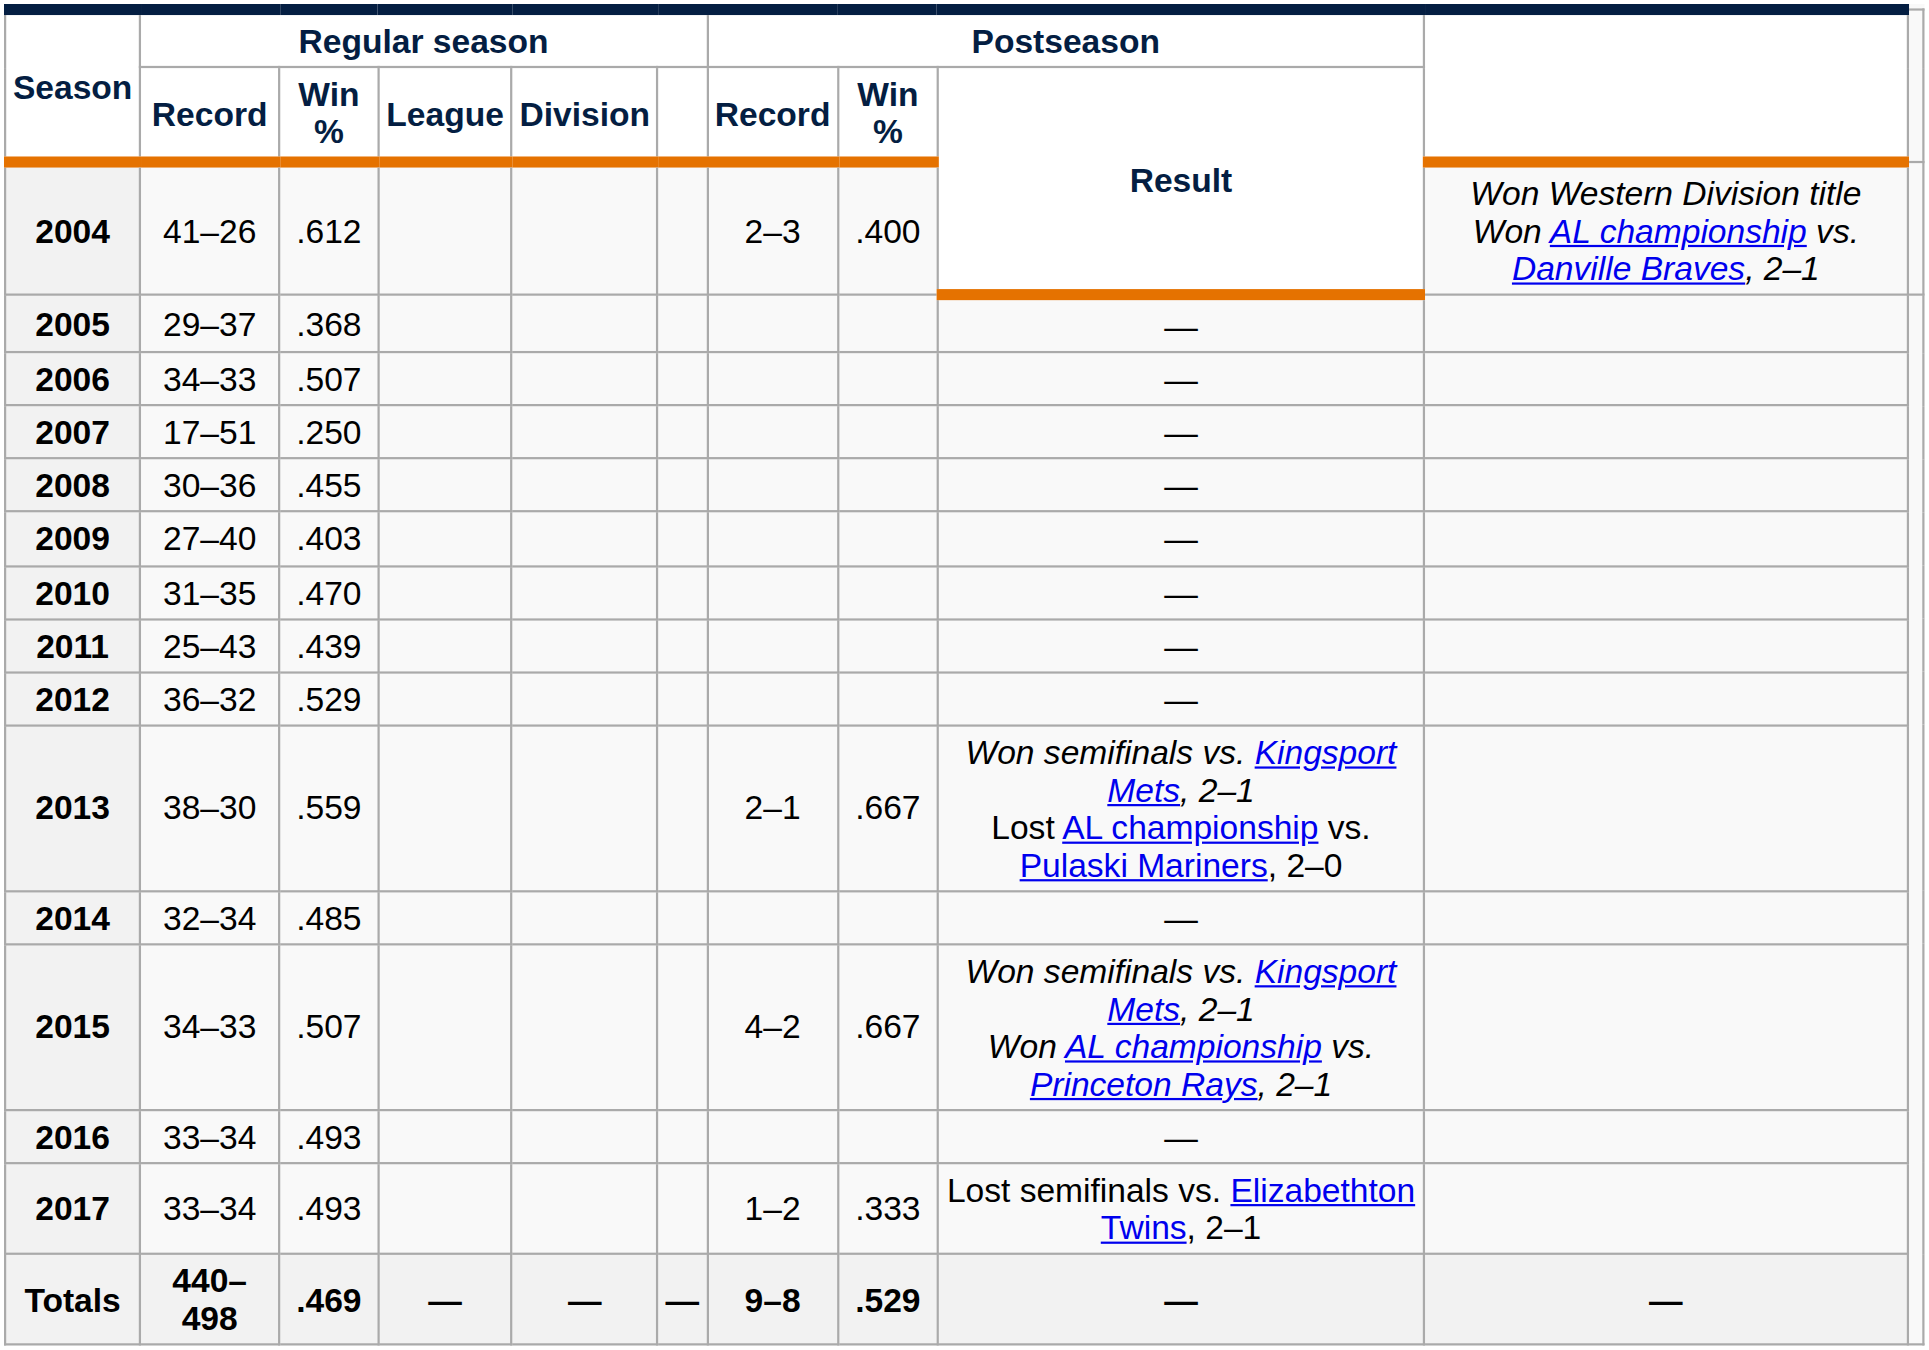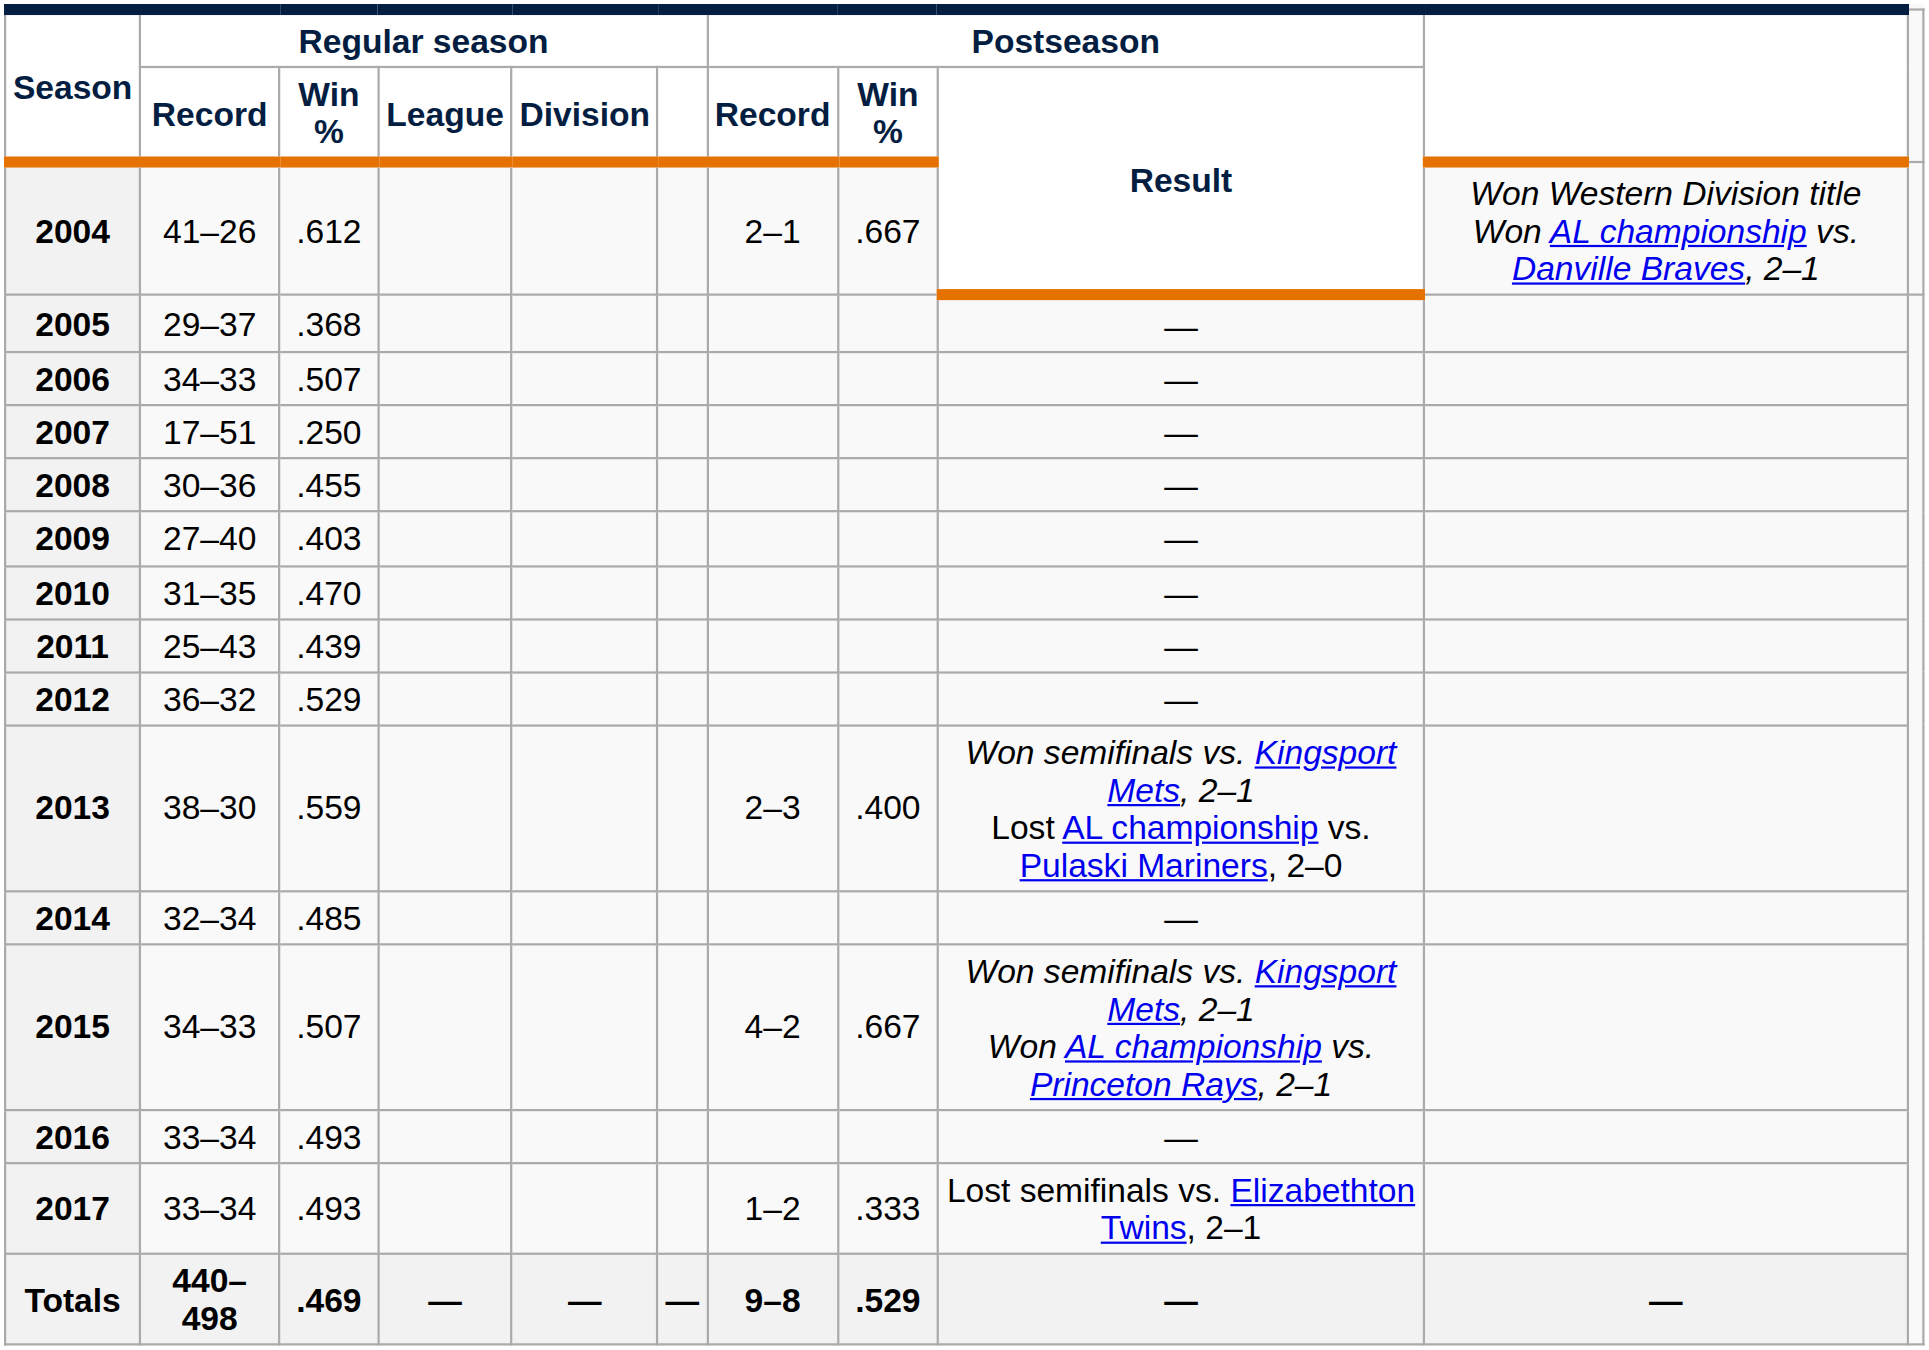(773, 231) 2–3 -> (773, 231) 2–1
(888, 231) .400 -> (888, 231) .667
(773, 808) 2–1 -> (773, 808) 2–3
(888, 808) .667 -> (888, 808) .400
